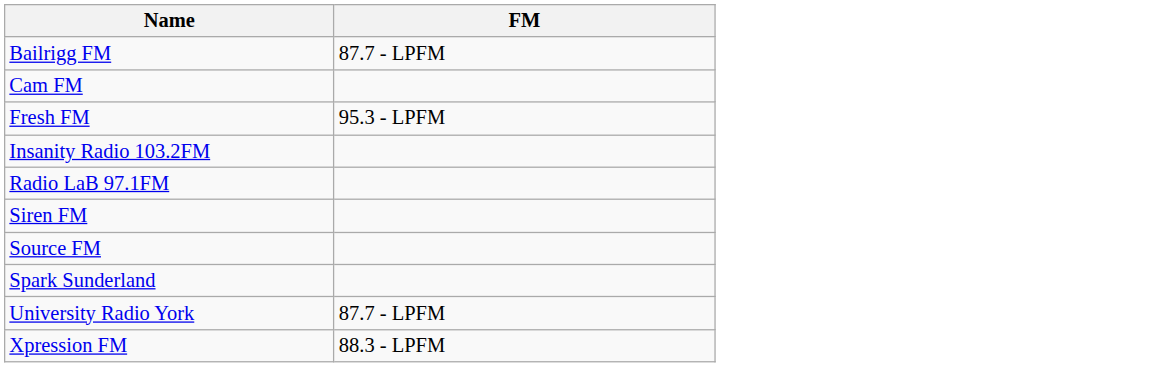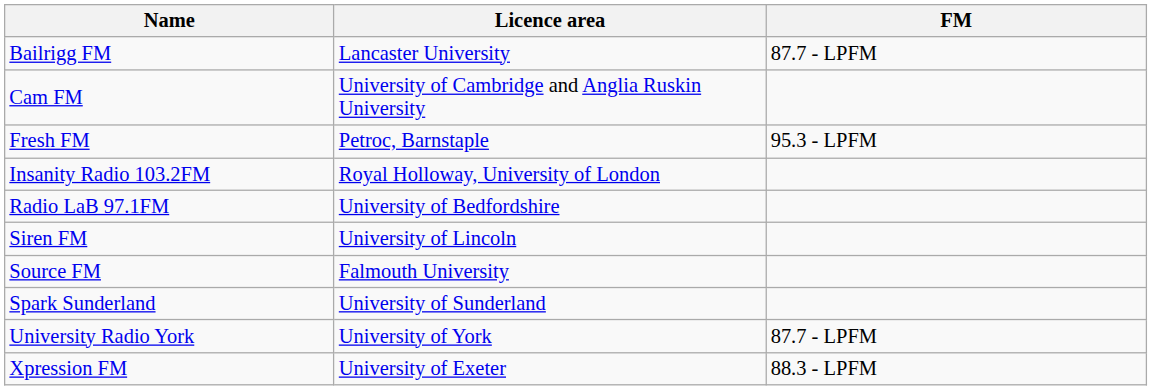+ column: (550, 20)
